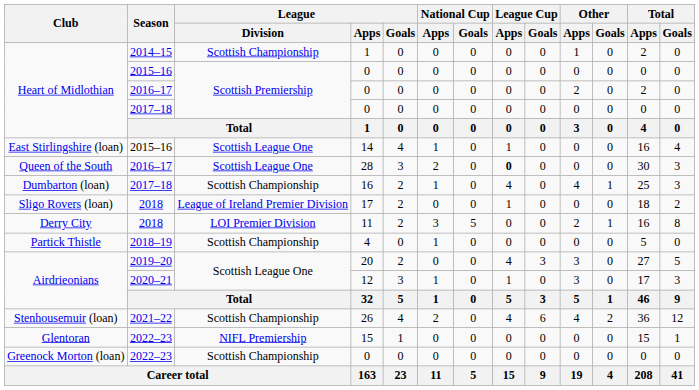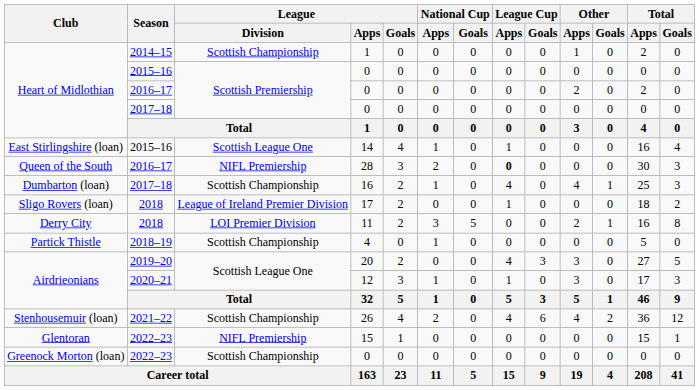(263, 166) Scottish League One -> (263, 166) NIFL Premiership
